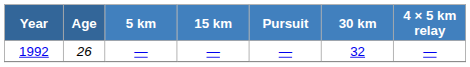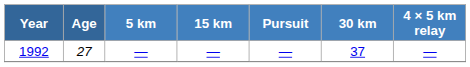(84, 51) 26 -> (84, 51) 27
(358, 51) 32 -> (358, 51) 37
